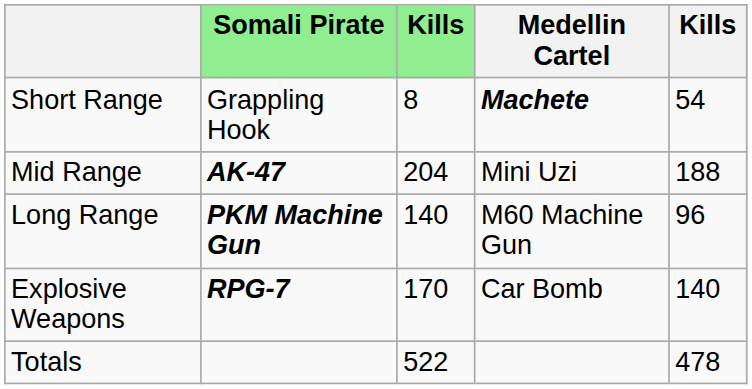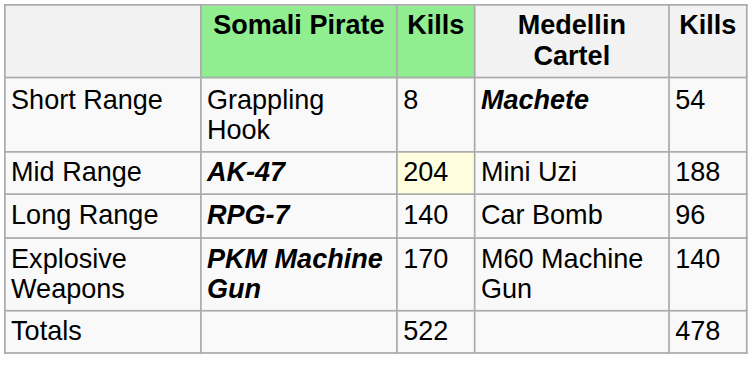(426, 172) no background -> (426, 172) lightyellow background
(295, 230) PKM Machine Gun -> (248, 215) RPG-7
(562, 230) M60 Machine Gun -> (542, 215) Car Bomb
(248, 288) RPG-7 -> (295, 273) PKM Machine Gun
(542, 288) Car Bomb -> (562, 273) M60 Machine Gun
